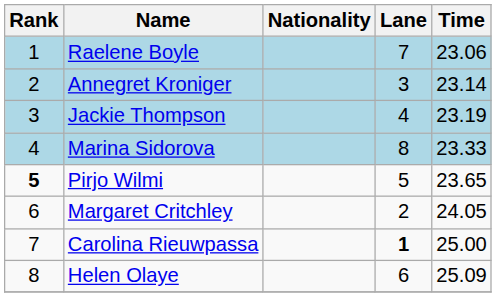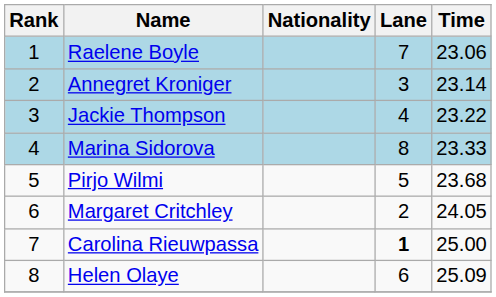(462, 116) 23.19 -> (462, 116) 23.22
(34, 180) bold -> (34, 180) normal
(462, 180) 23.65 -> (462, 180) 23.68
